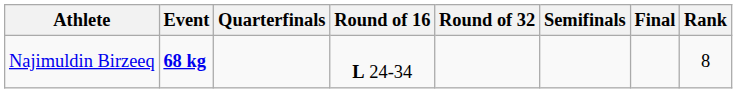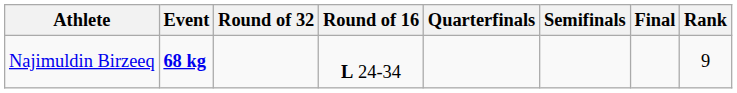columns swapped: (487, 20) <-> (272, 20)
(706, 61) 8 -> (706, 61) 9
